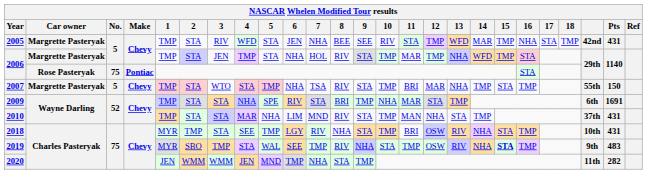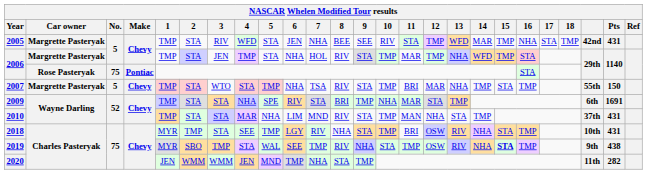(614, 146) 483 -> (614, 146) 438
